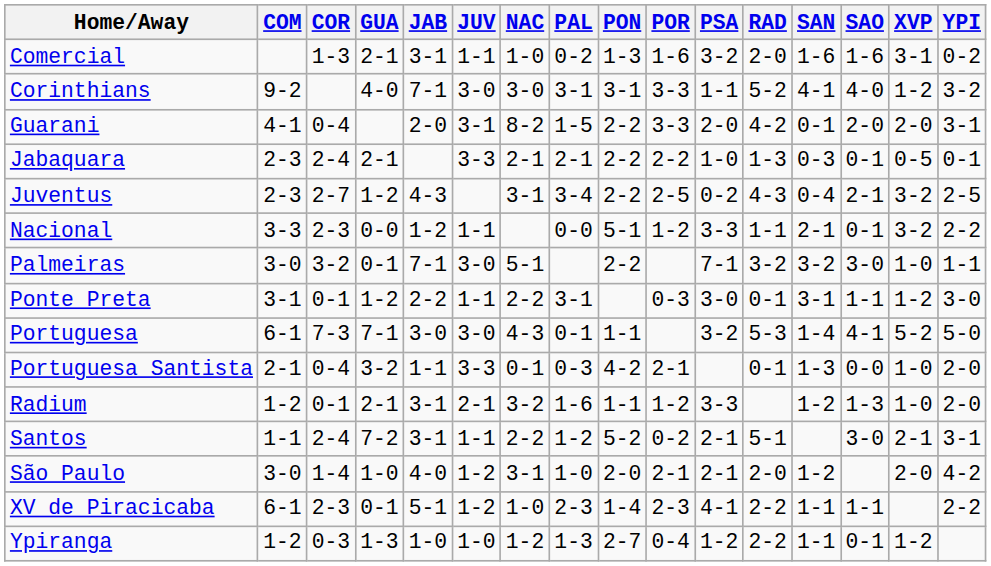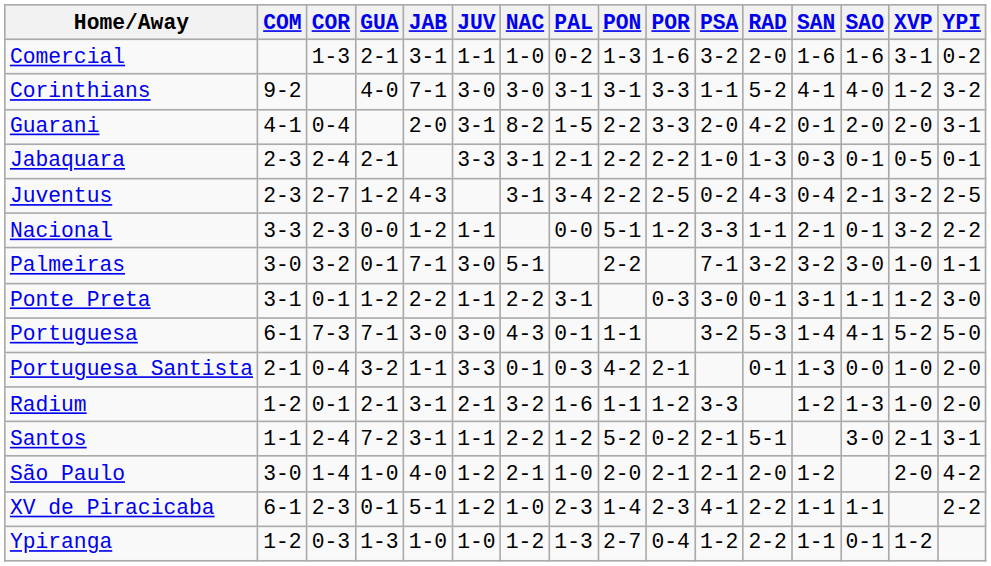(525, 161) 2-1 -> (525, 161) 3-1
(525, 474) 3-1 -> (525, 474) 2-1
